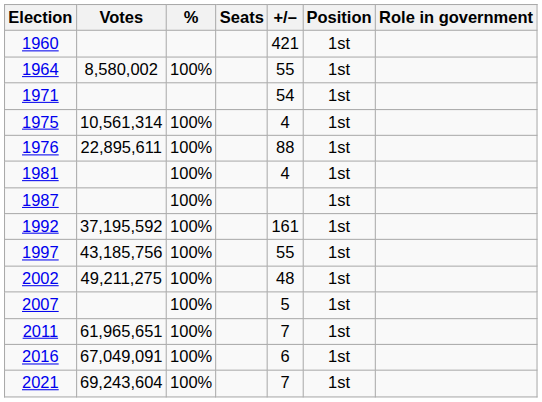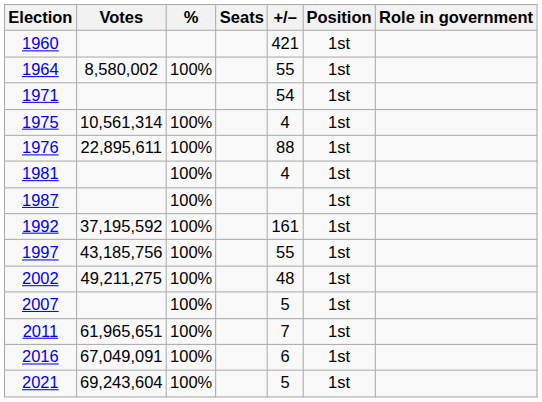(285, 383) 7 -> (285, 383) 5
